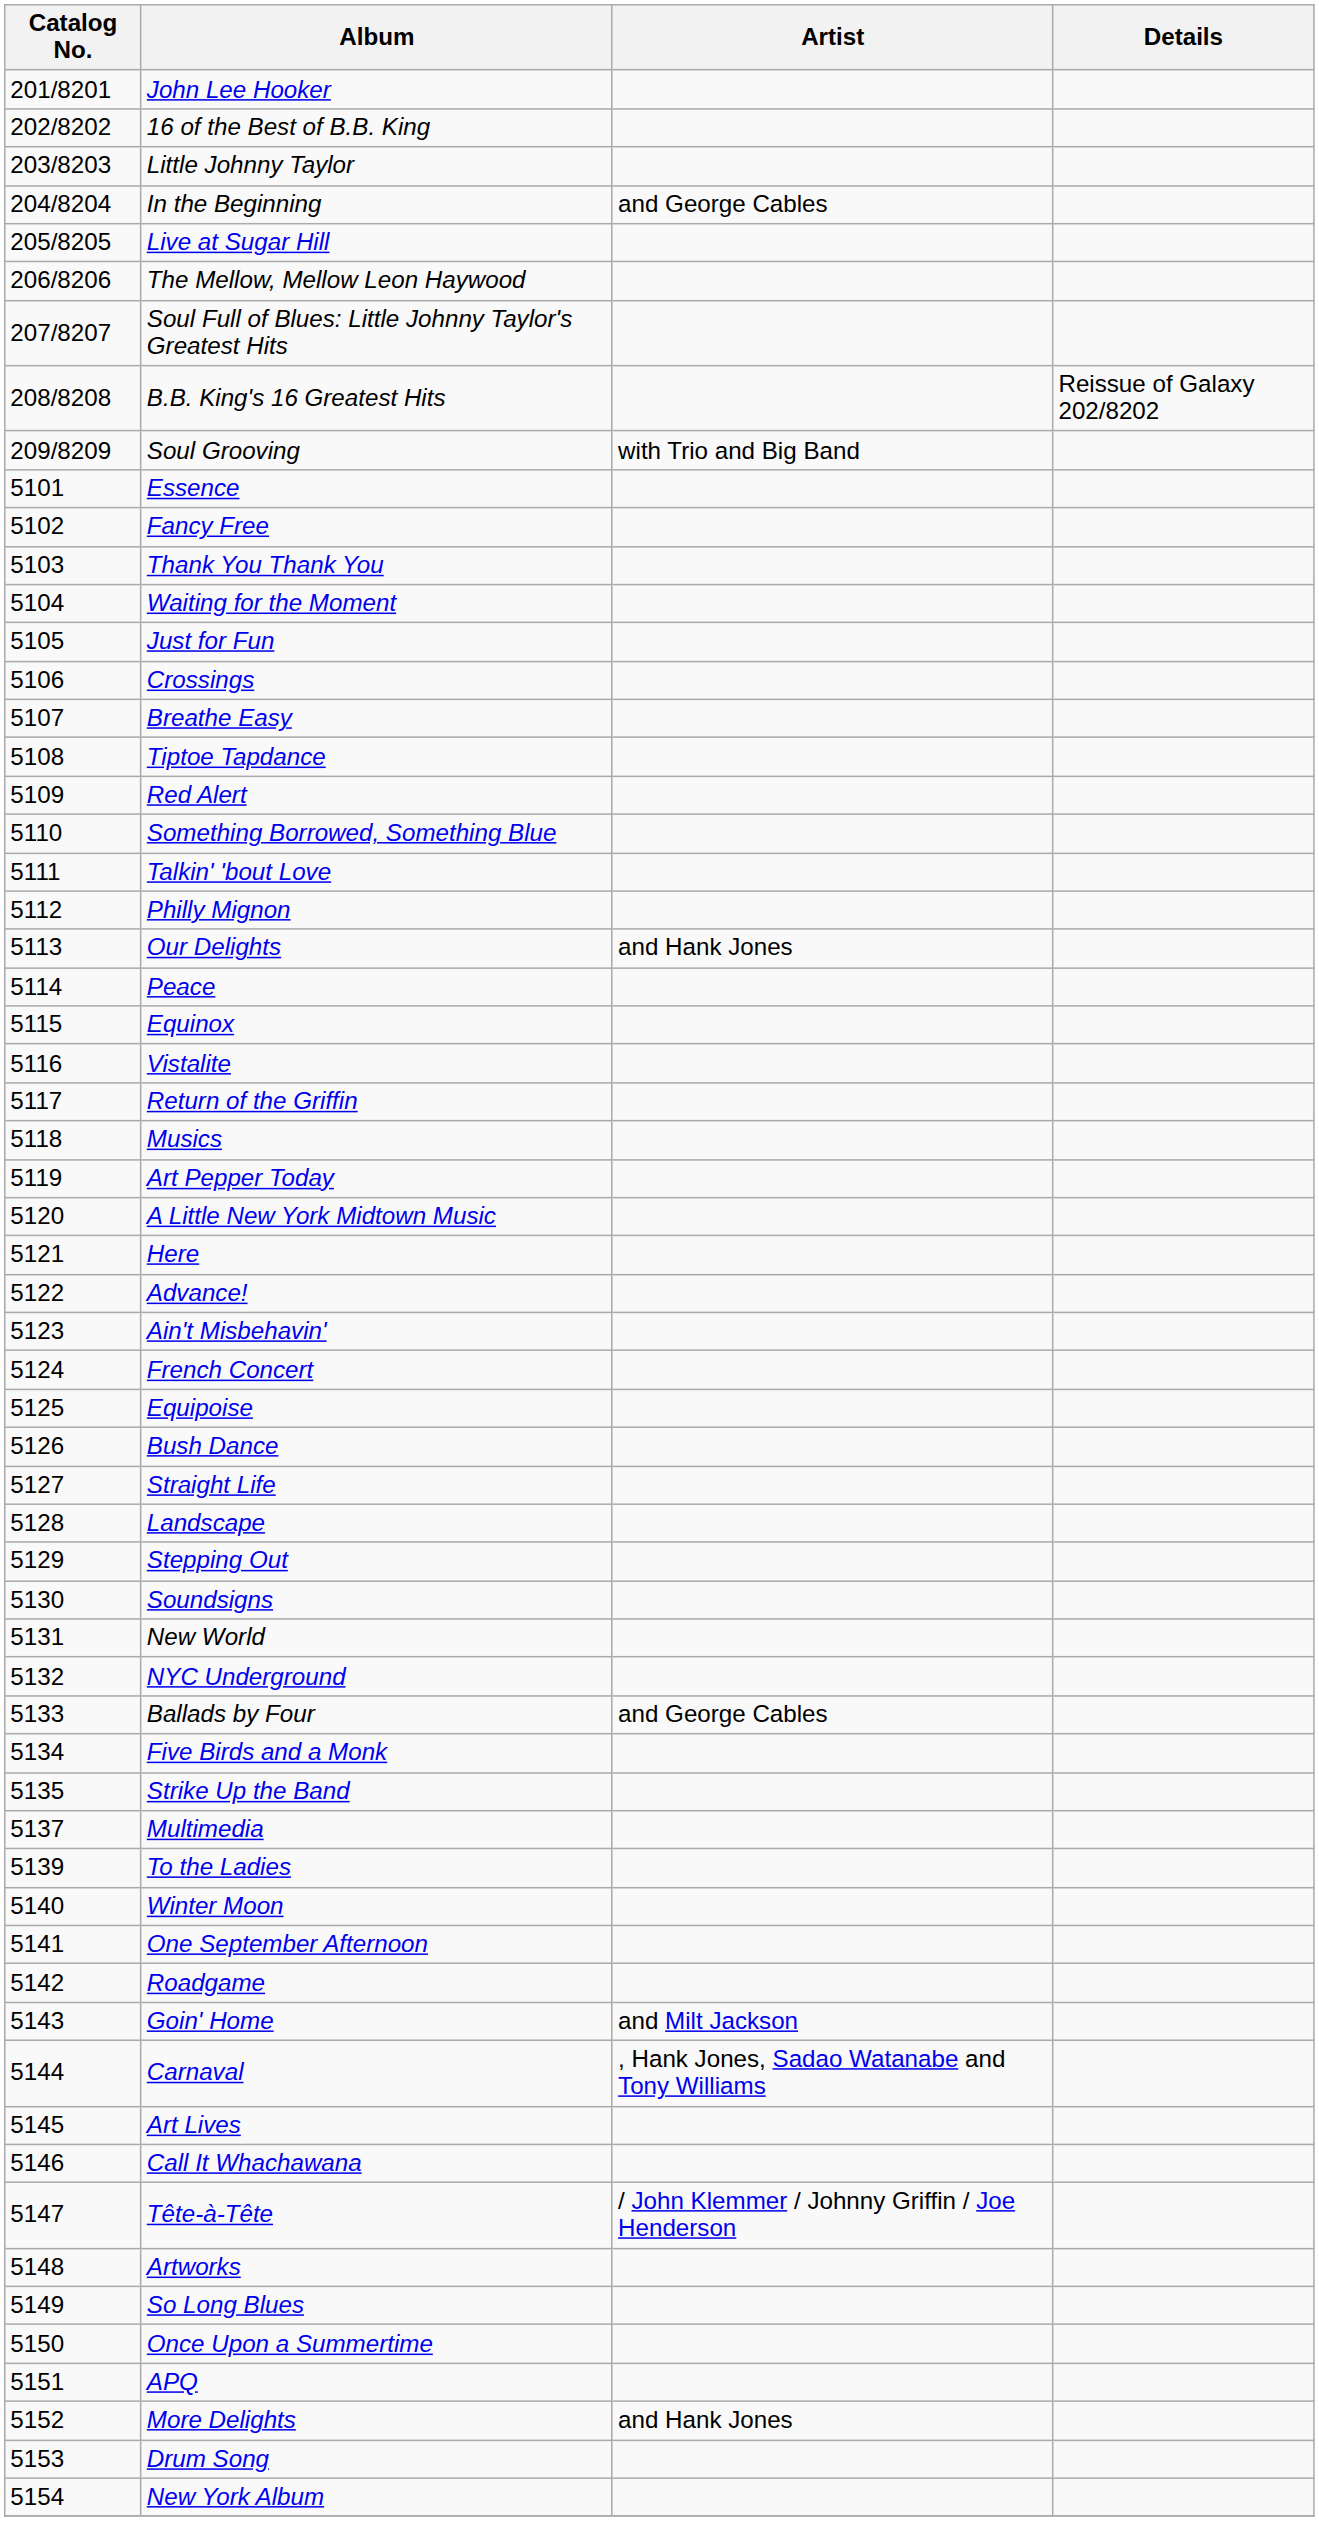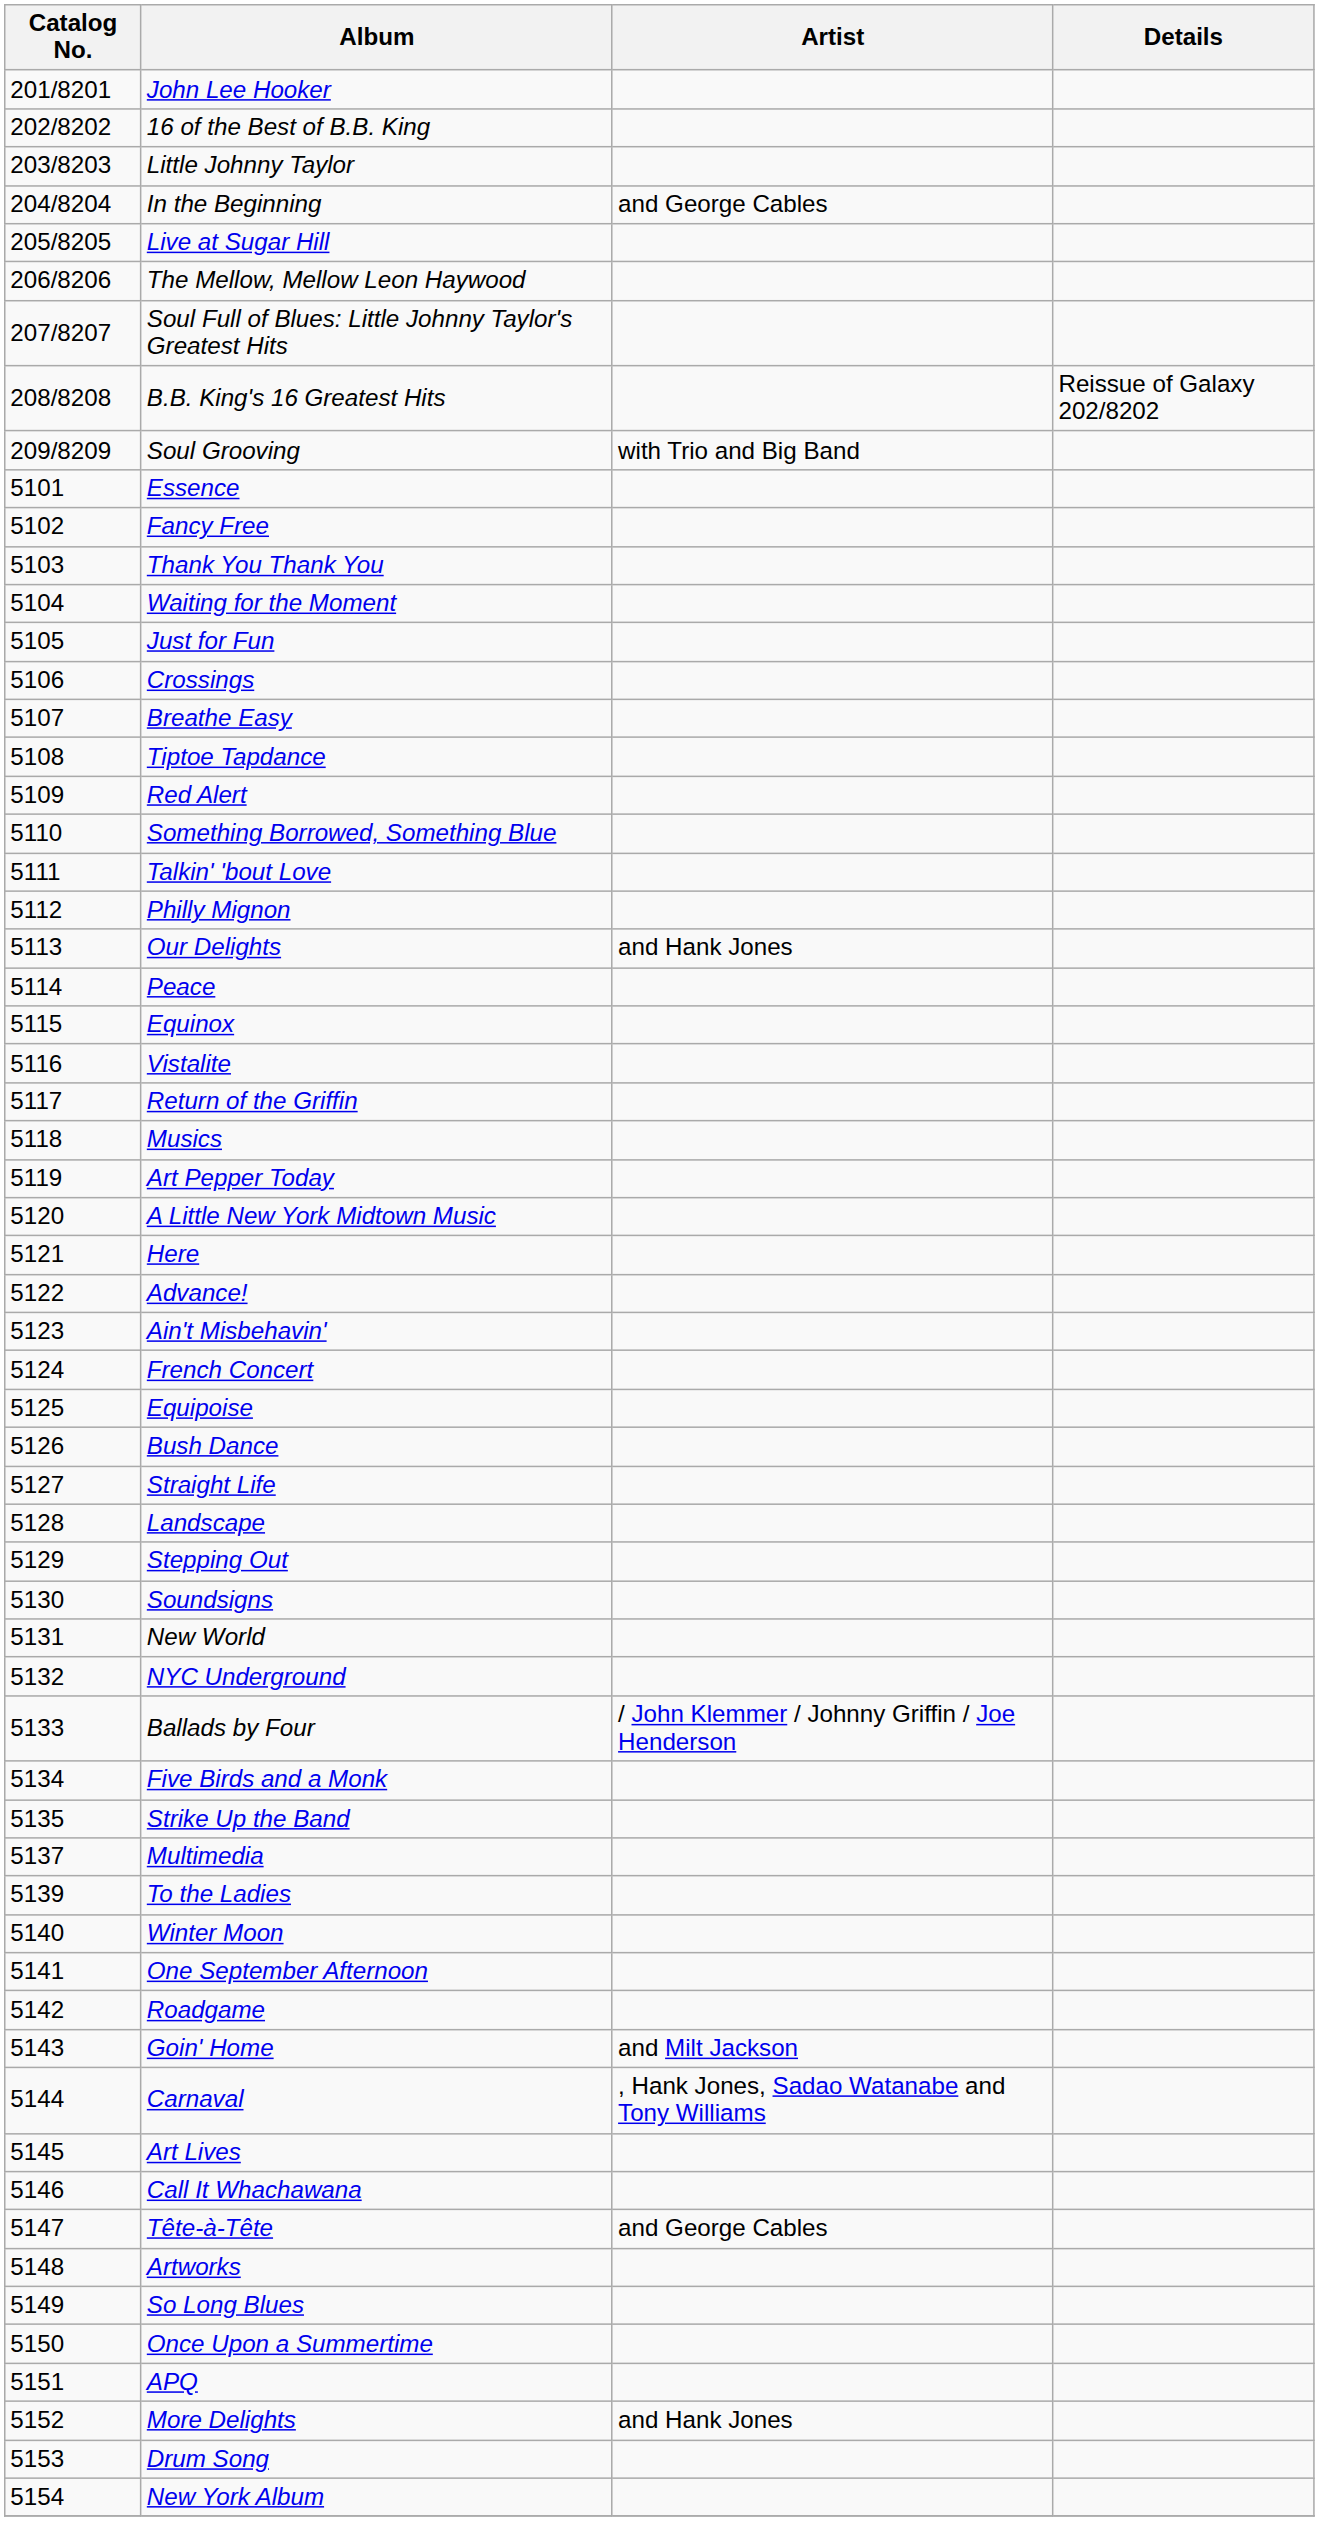(723, 1714) and George Cables -> (817, 1728) / John Klemmer / Johnny Griffin / Joe Henderson
(817, 2215) / John Klemmer / Johnny Griffin / Joe Henderson -> (723, 2228) and George Cables
